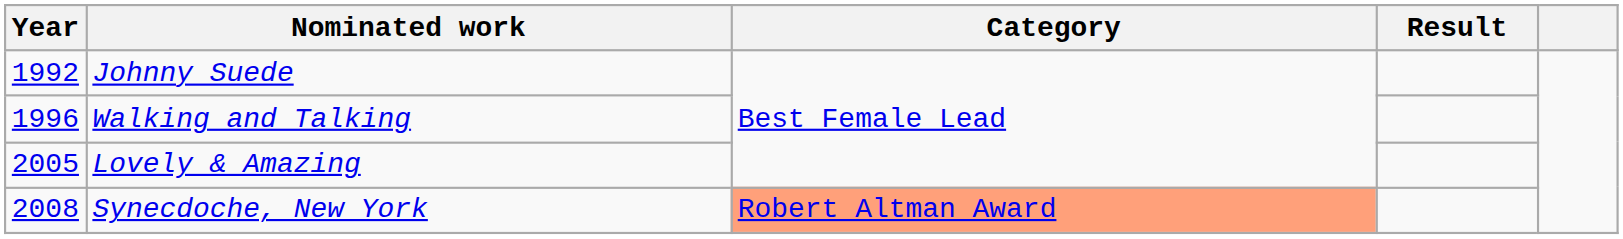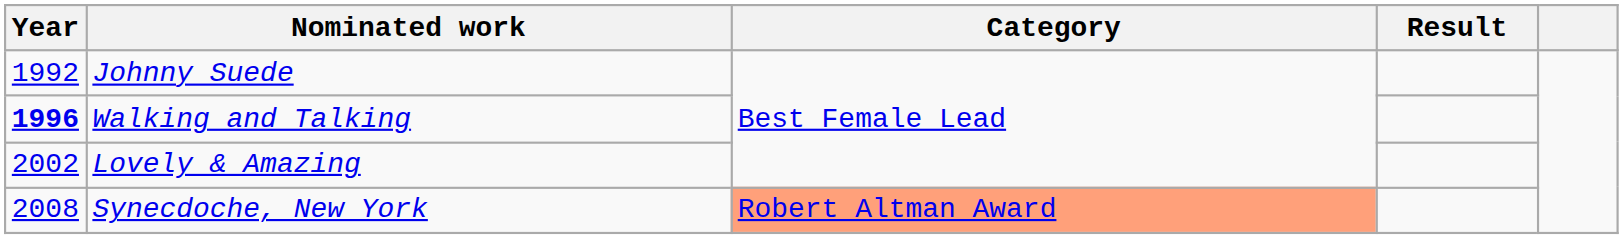(45, 119) normal -> (45, 119) bold
(45, 165) 2005 -> (45, 165) 2002
